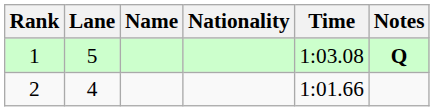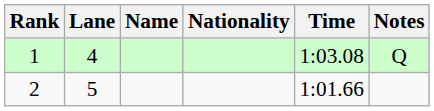(92, 55) 5 -> (92, 55) 4
(399, 55) bold -> (399, 55) normal
(92, 88) 4 -> (92, 88) 5
